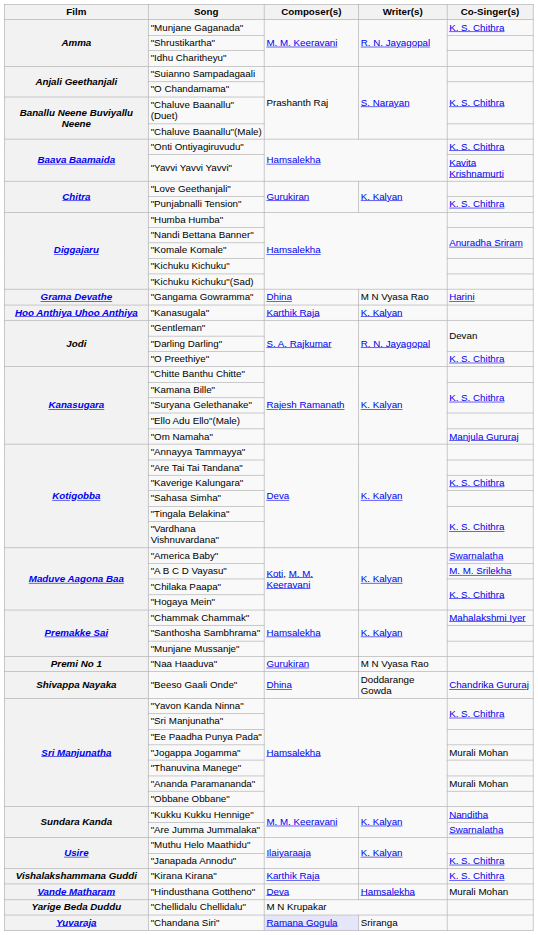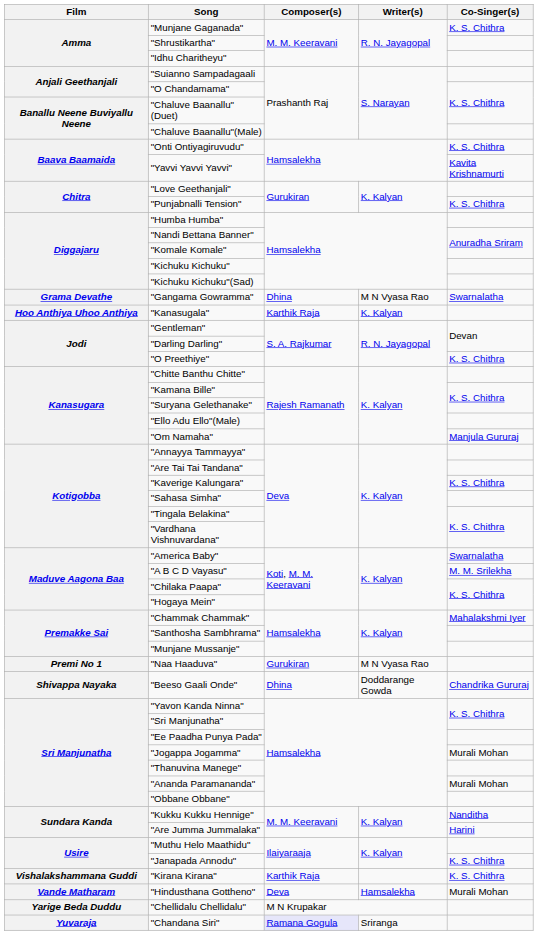(462, 297) Harini -> (476, 297) Swarnalatha
(476, 830) Swarnalatha -> (462, 830) Harini
